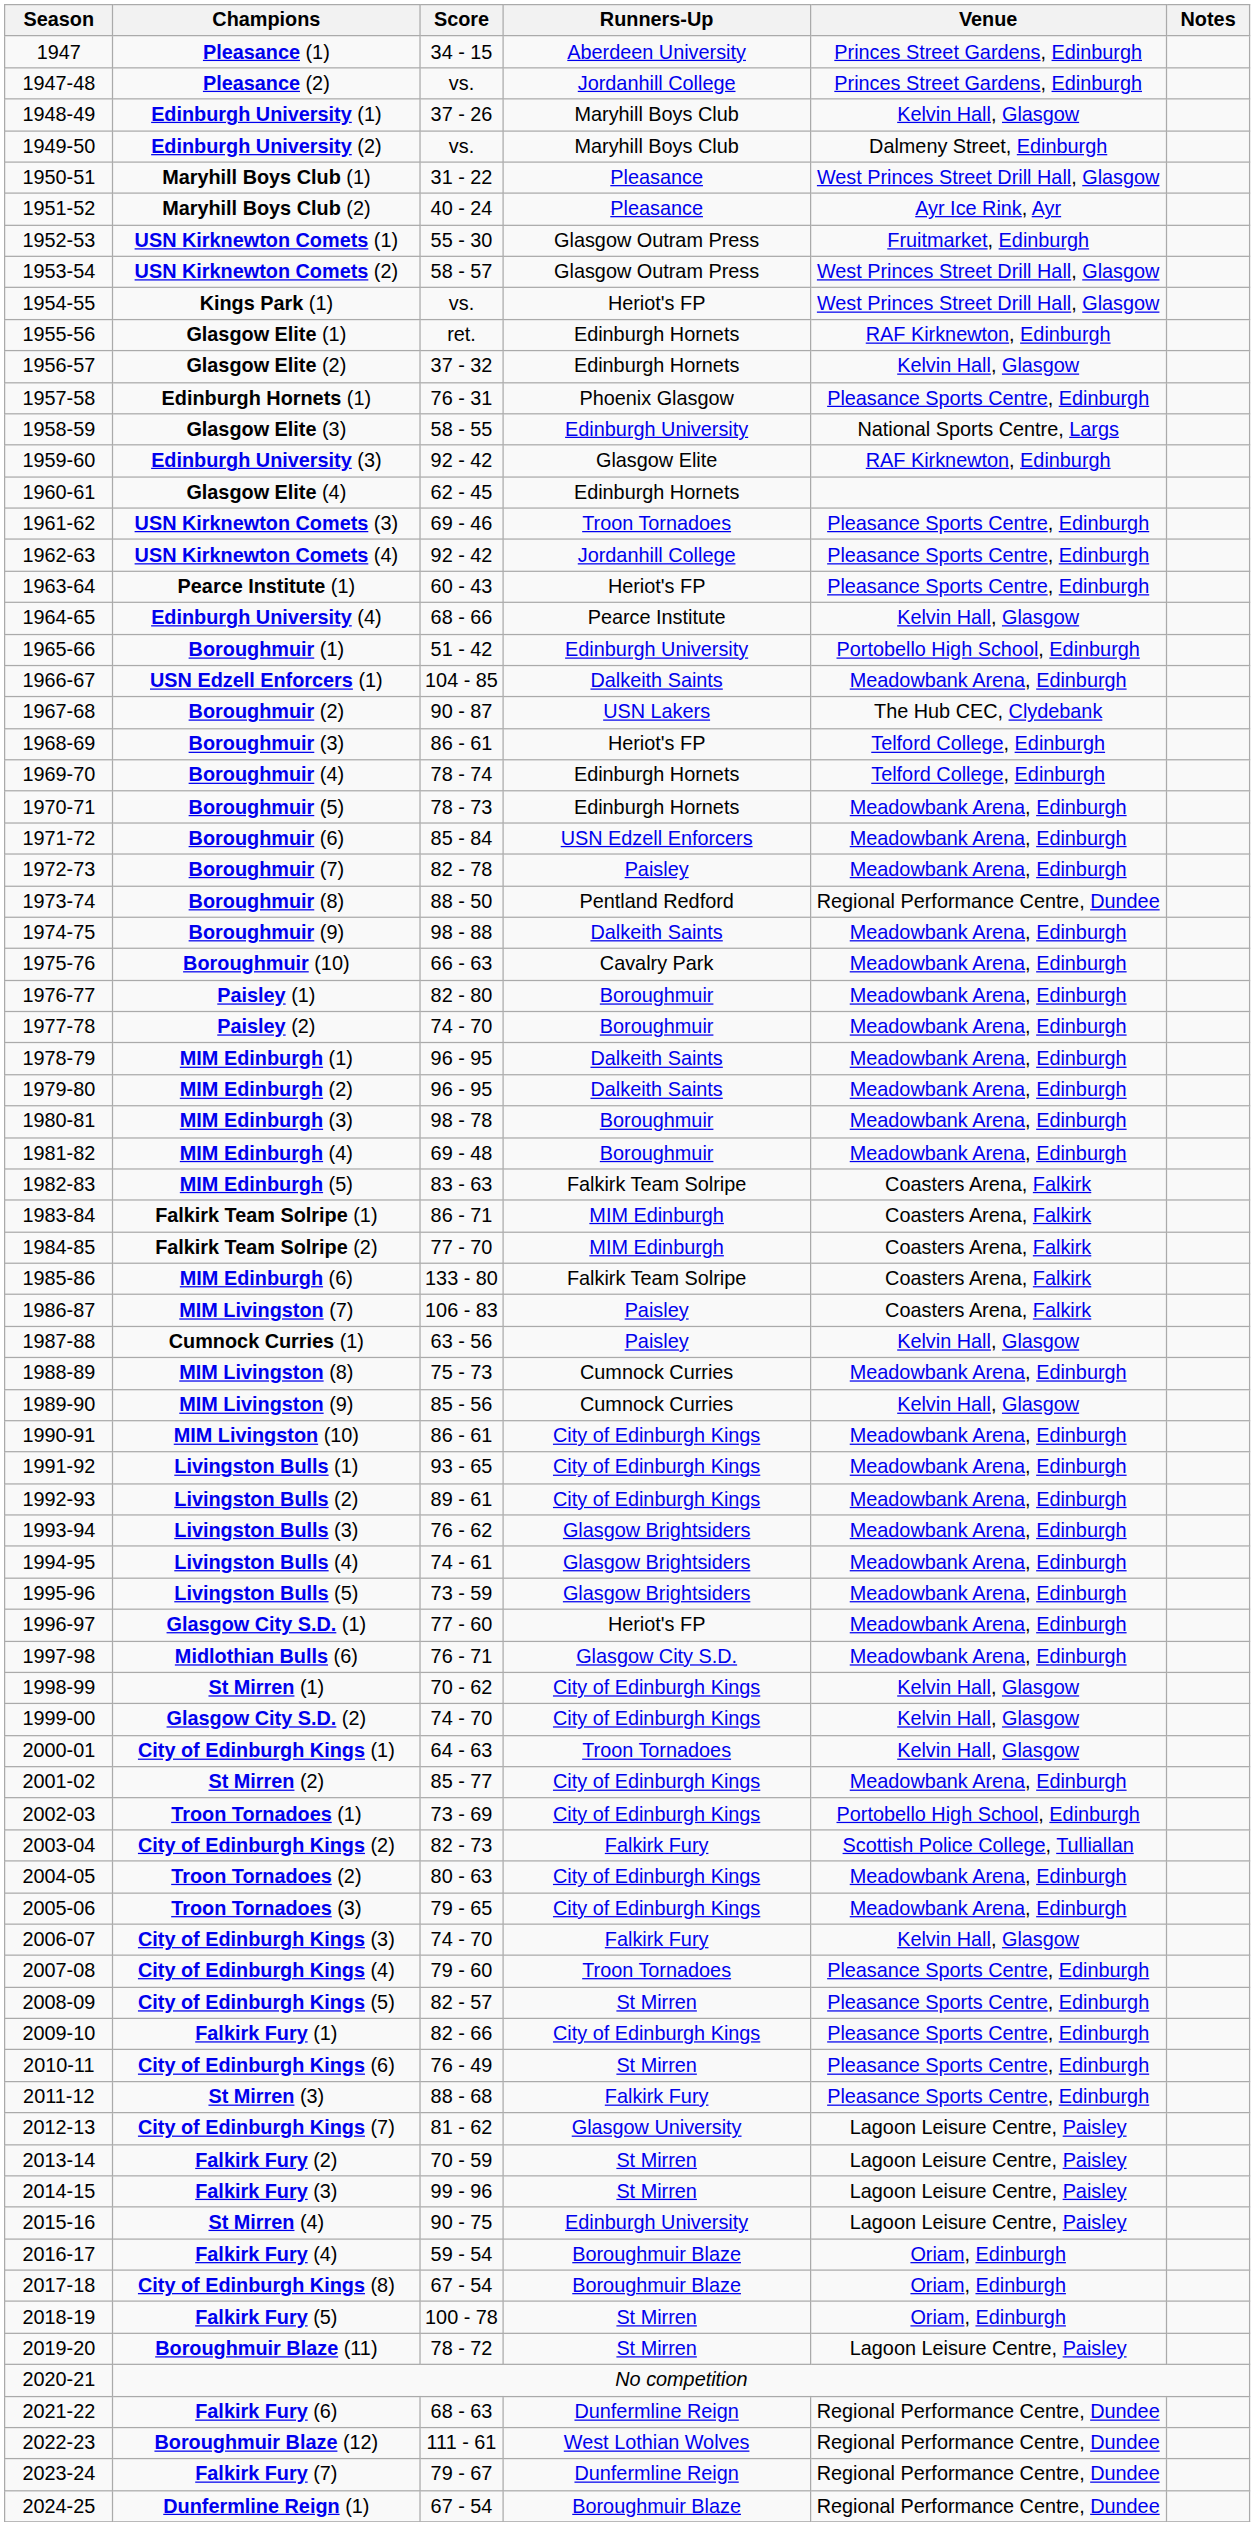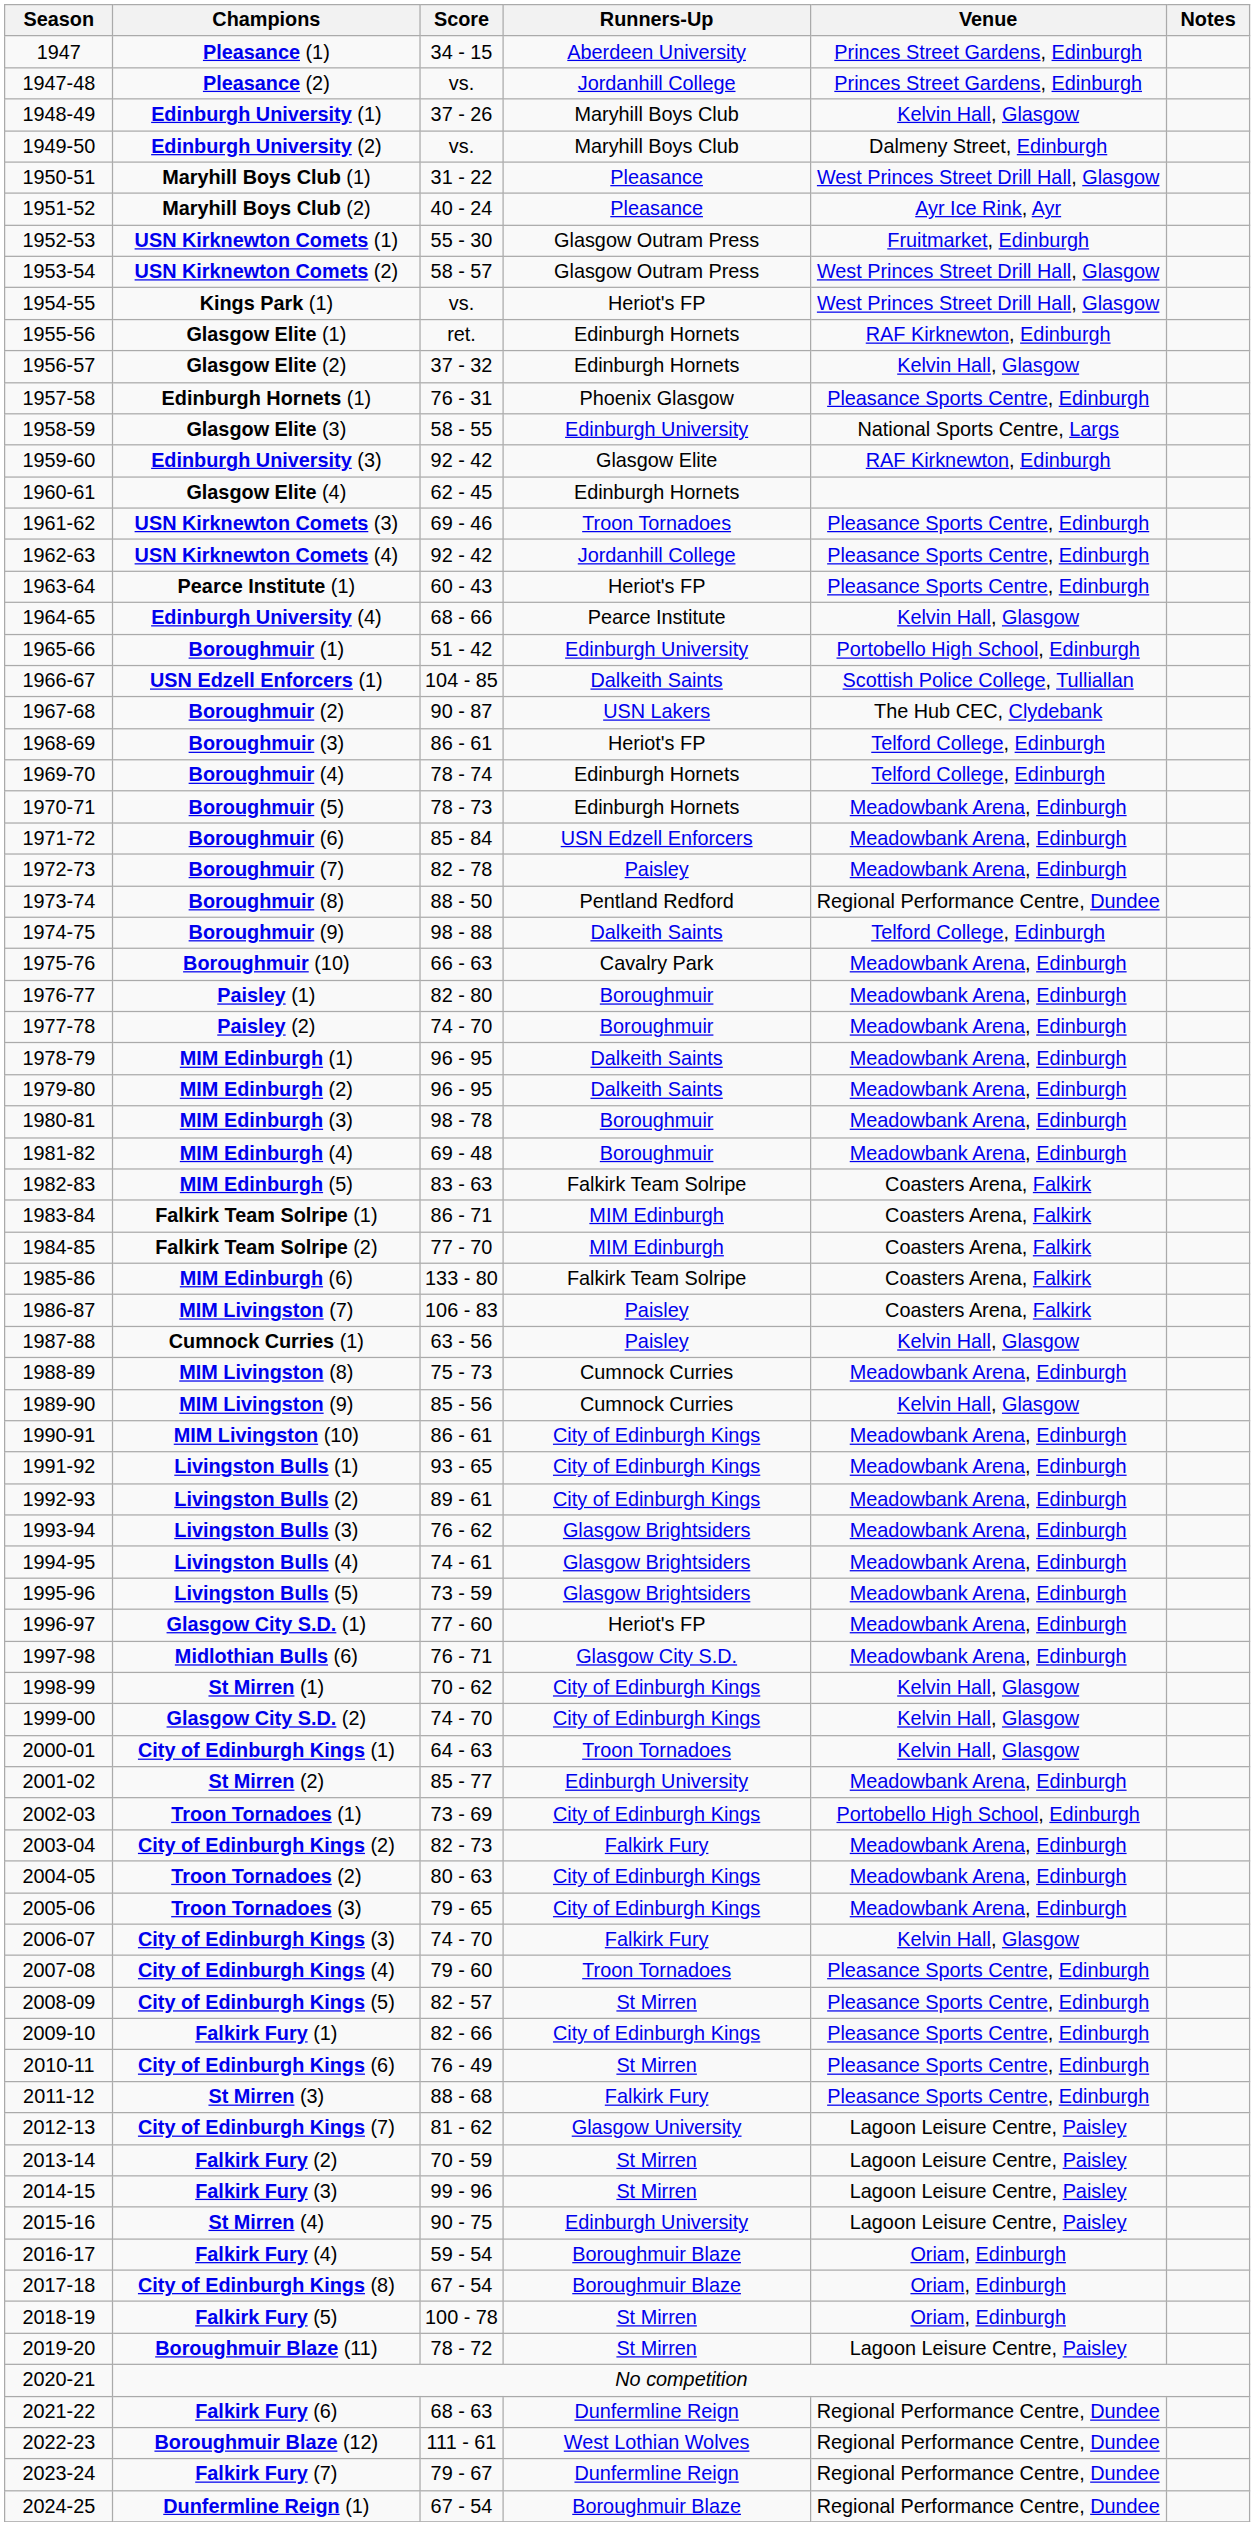(988, 680) Meadowbank Arena, Edinburgh -> (988, 680) Scottish Police College, Tulliallan
(988, 932) Meadowbank Arena, Edinburgh -> (988, 932) Telford College, Edinburgh
(657, 1782) City of Edinburgh Kings -> (657, 1782) Edinburgh University
(988, 1845) Scottish Police College, Tulliallan -> (988, 1845) Meadowbank Arena, Edinburgh
